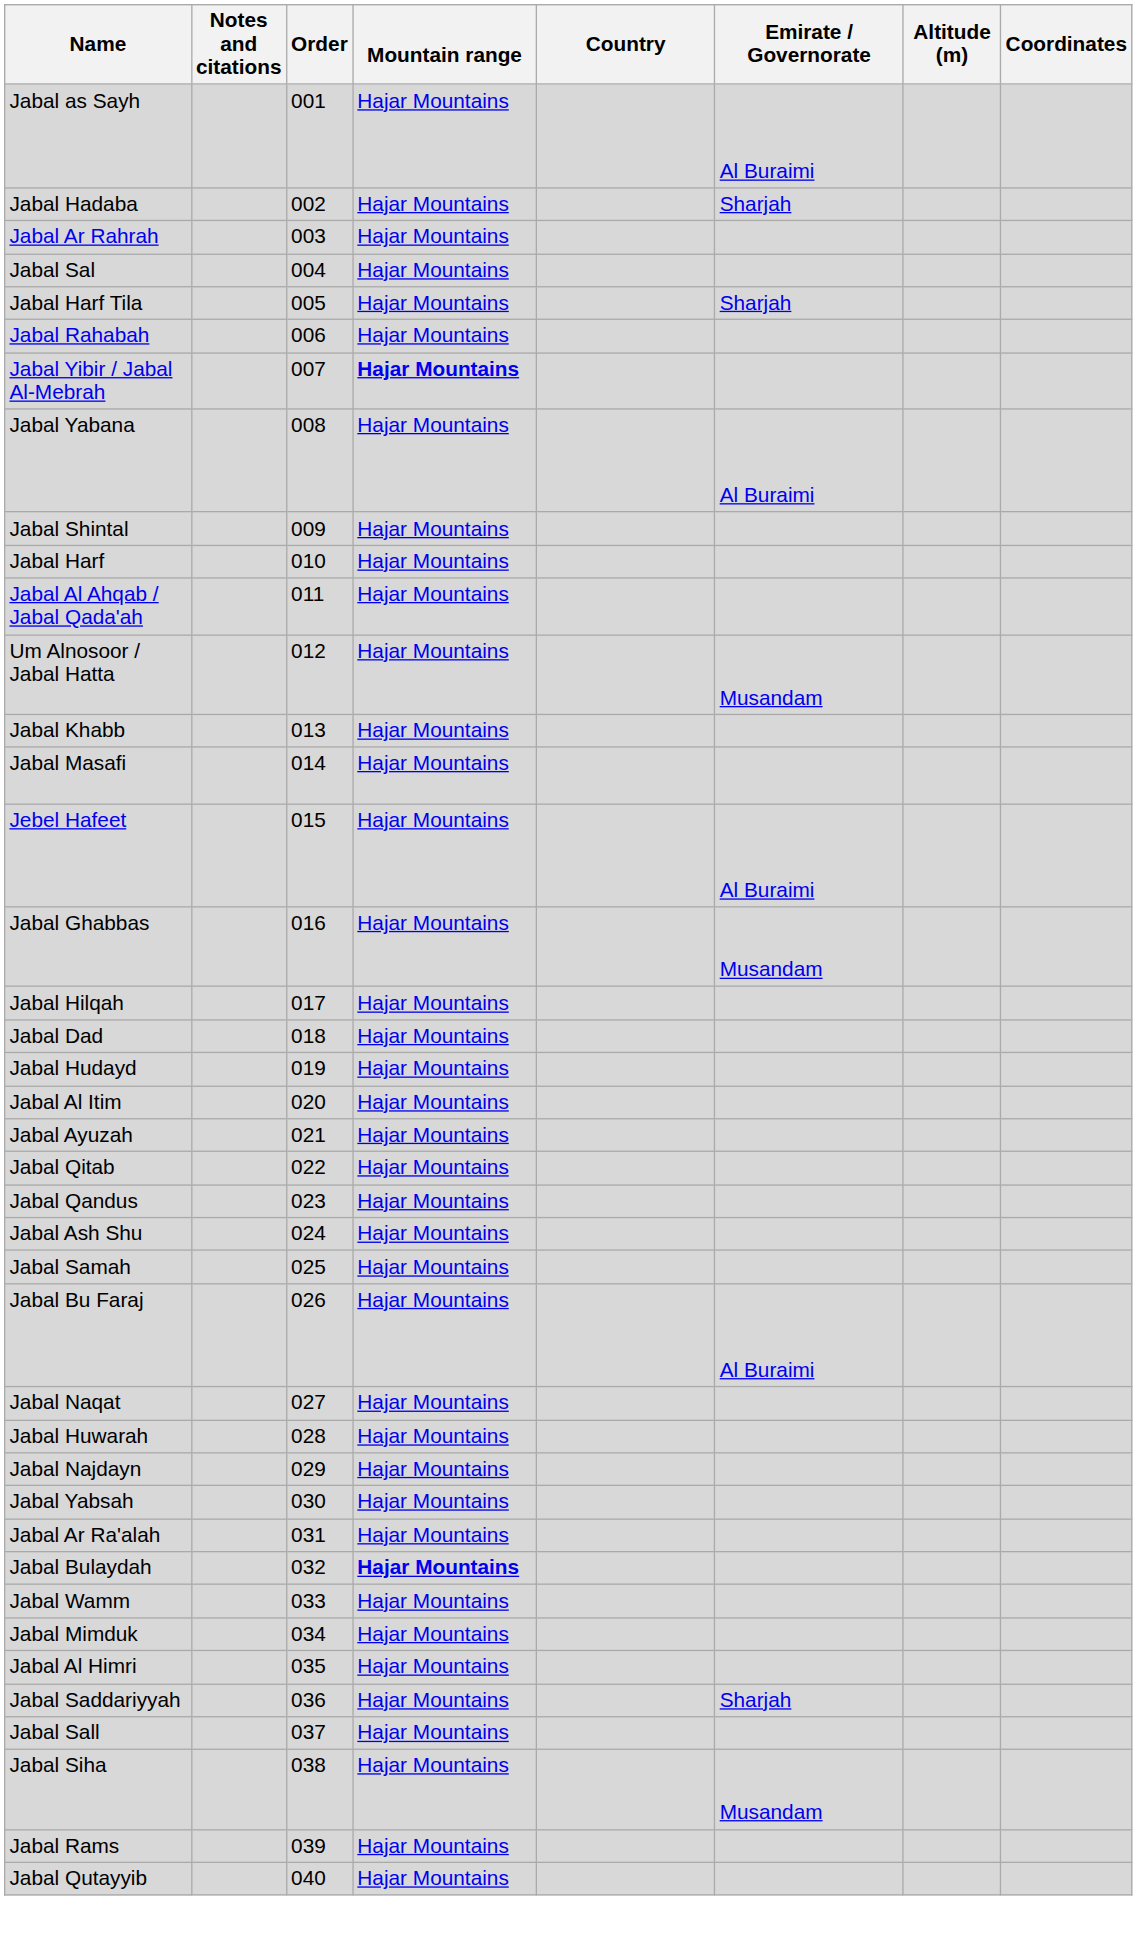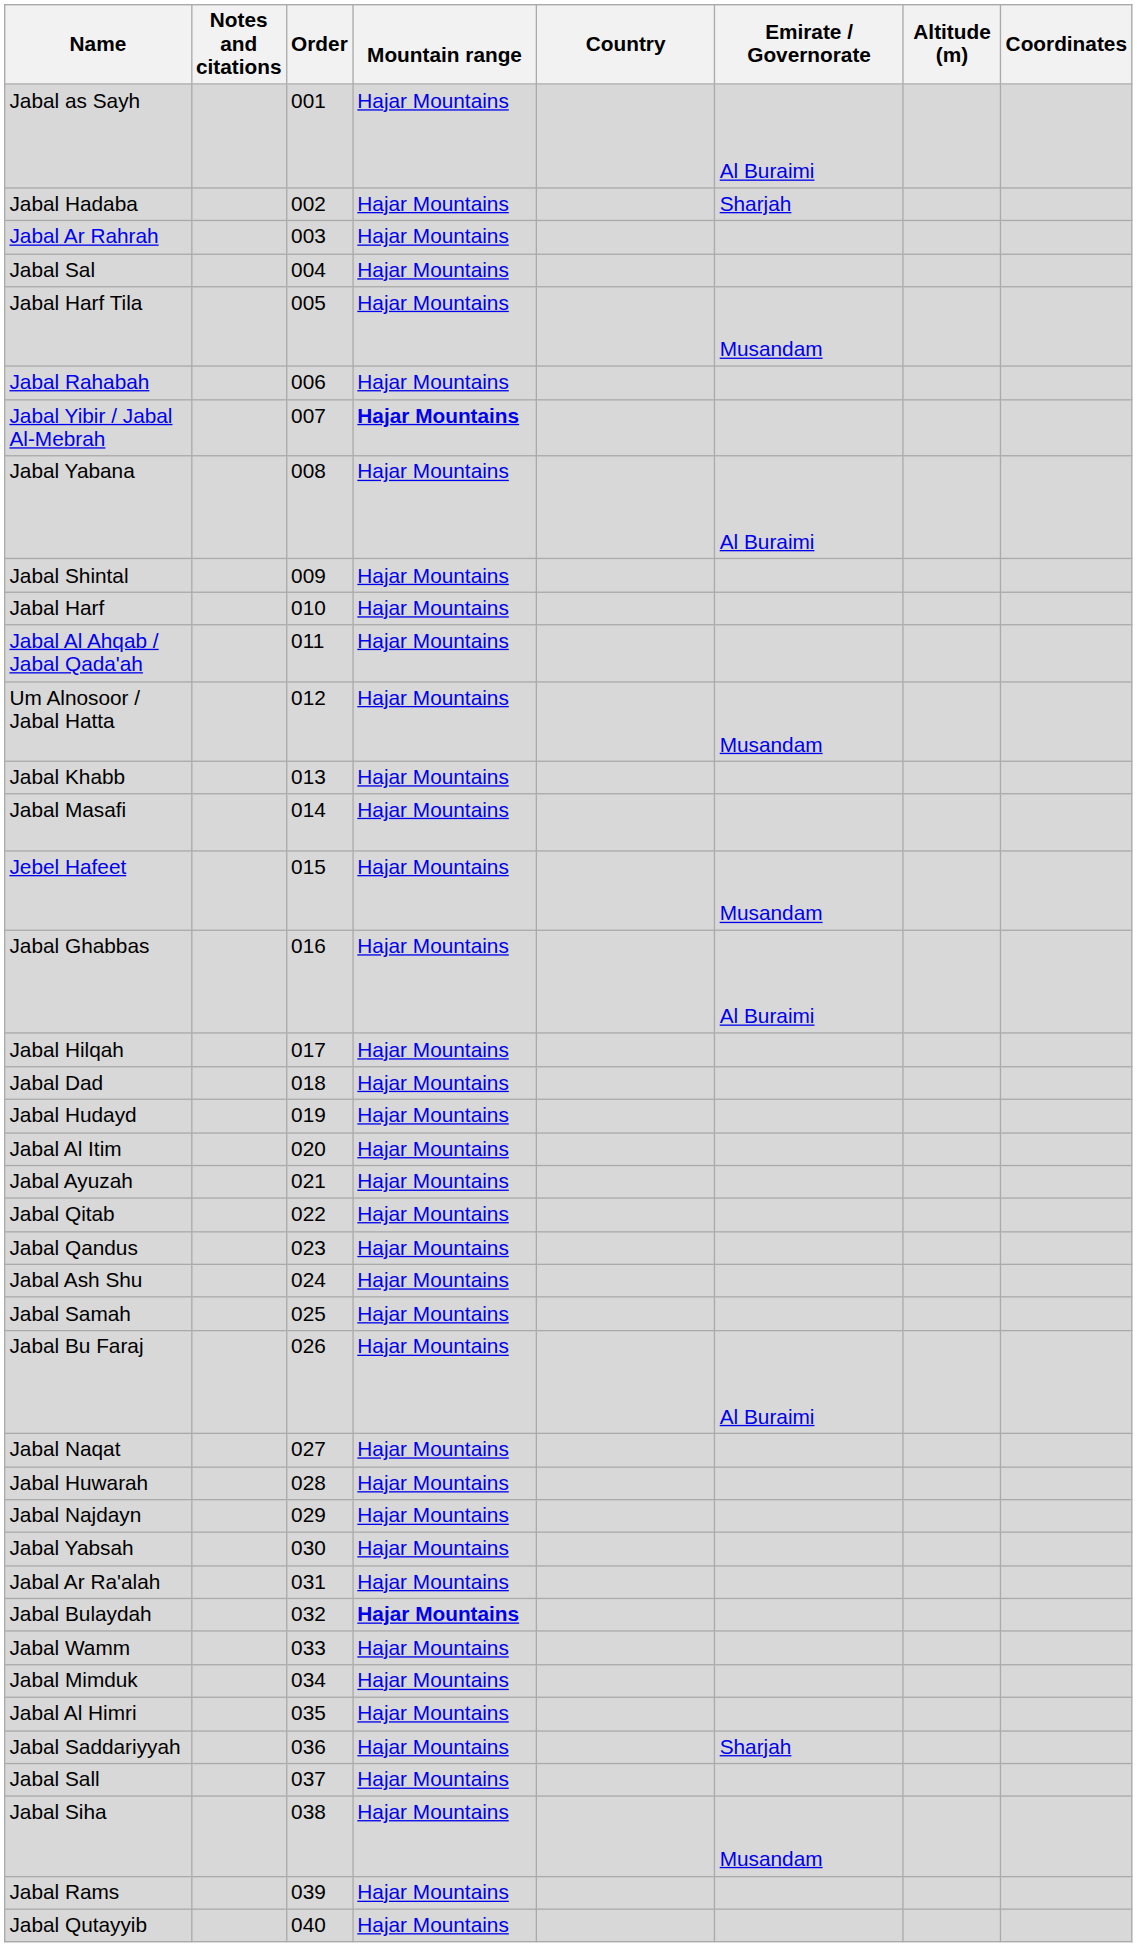(756, 302) Sharjah -> (771, 349) Musandam
(767, 890) Al Buraimi -> (771, 913) Musandam
(771, 969) Musandam -> (767, 1016) Al Buraimi
